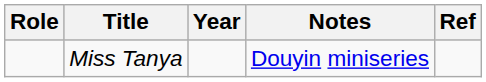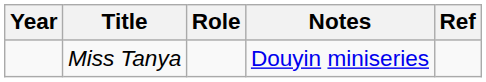columns swapped: (217, 22) <-> (34, 22)
